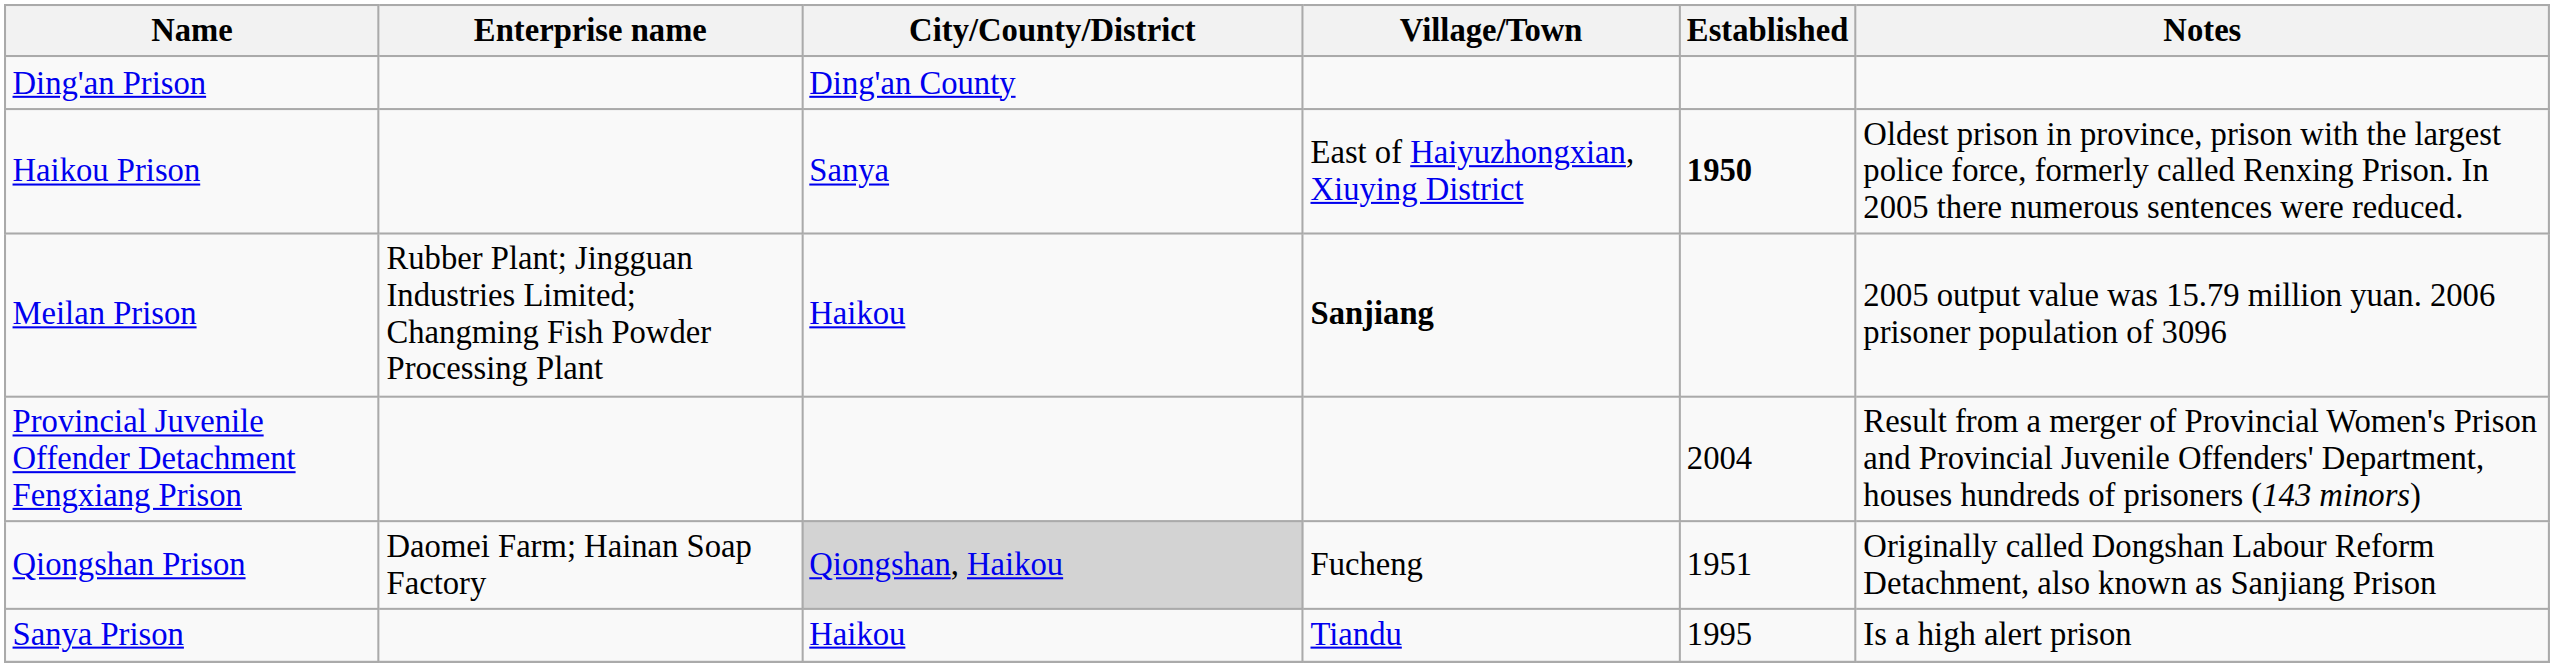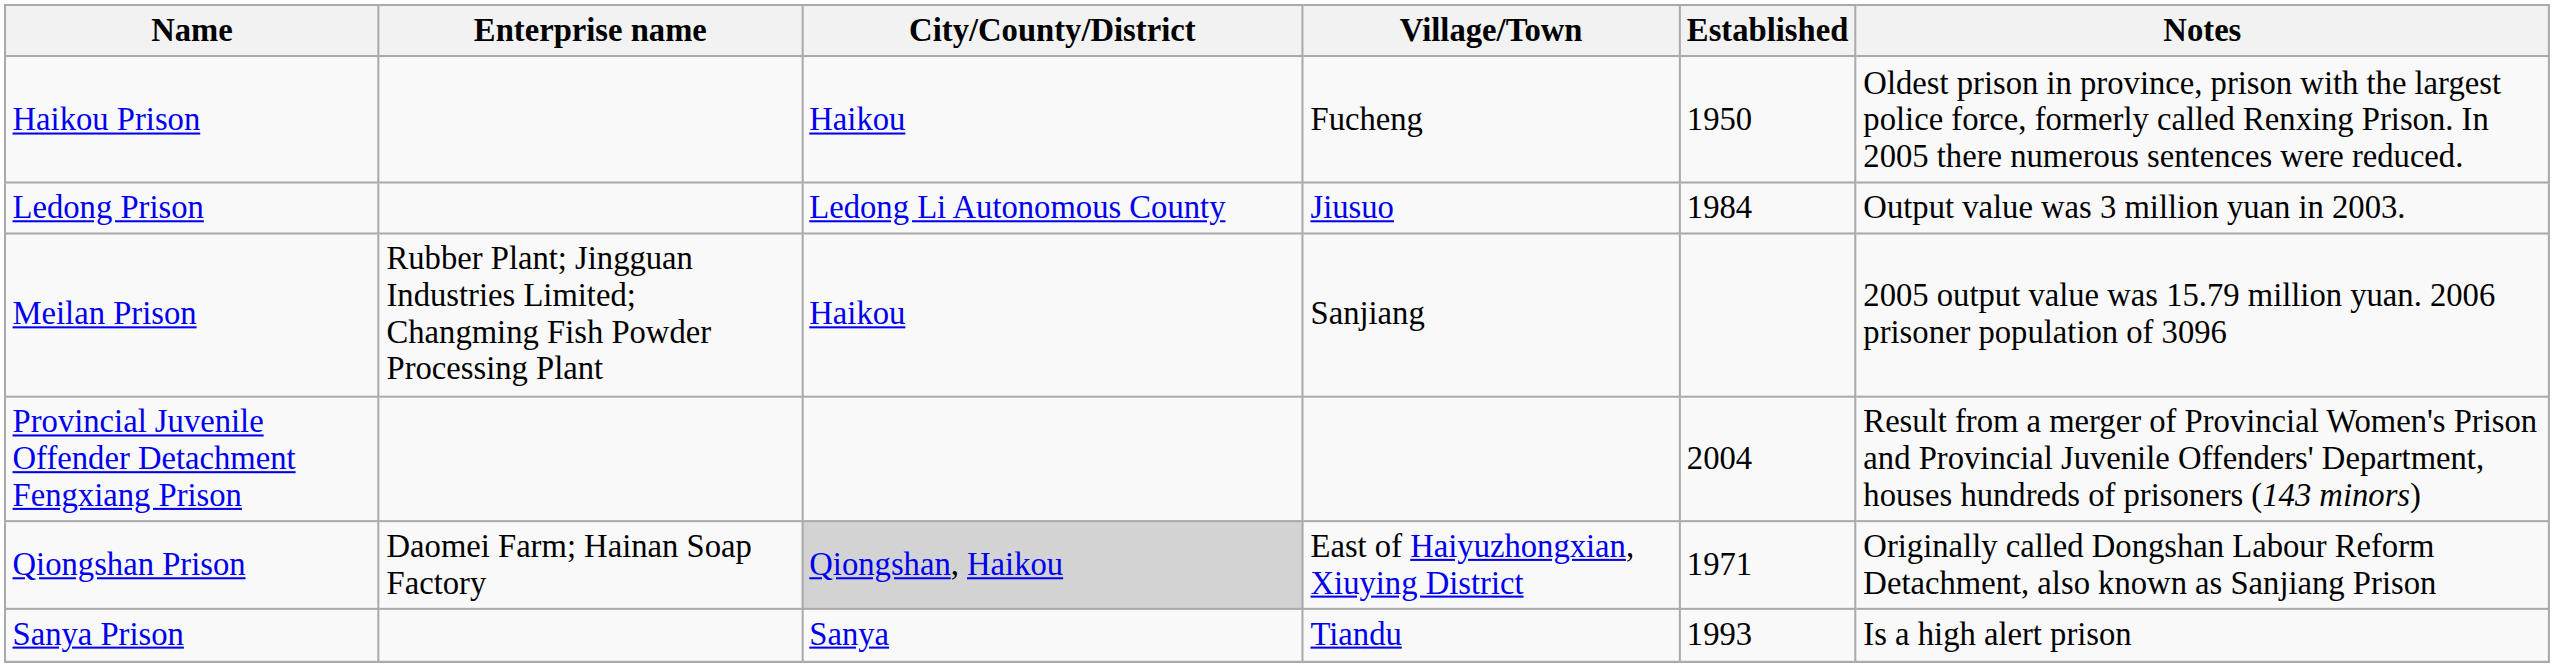- row: (109, 82)
(849, 170) Sanya -> (857, 118) Haikou
(1472, 170) East of Haiyuzhongxian, Xiuying District -> (1367, 118) Fucheng
(1720, 170) bold -> (1720, 118) normal
+ row: (108, 207)
(1372, 314) bold -> (1368, 314) normal
(1367, 564) Fucheng -> (1472, 564) East of Haiyuzhongxian, Xiuying District
(1720, 564) 1951 -> (1720, 564) 1971
(857, 634) Haikou -> (849, 634) Sanya
(1720, 634) 1995 -> (1720, 634) 1993
